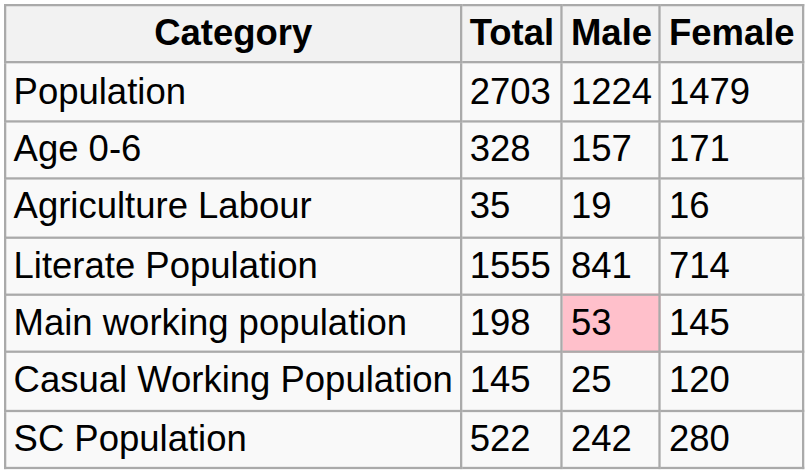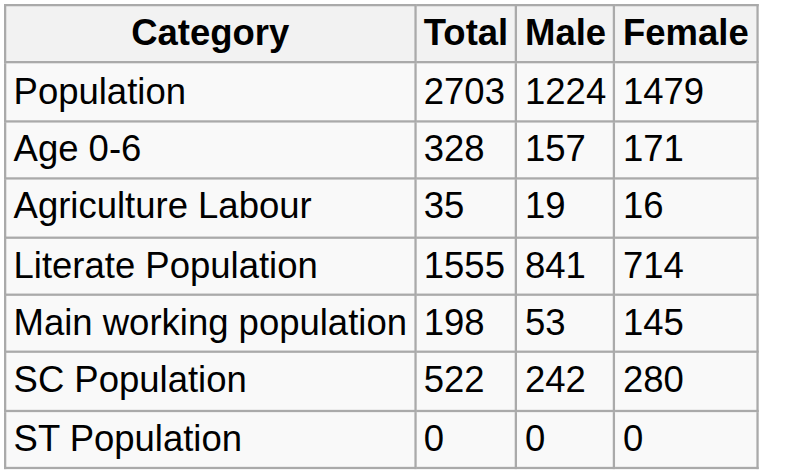(591, 322) pink background -> (545, 322) no background
- row: (233, 380)
+ row: (128, 438)
